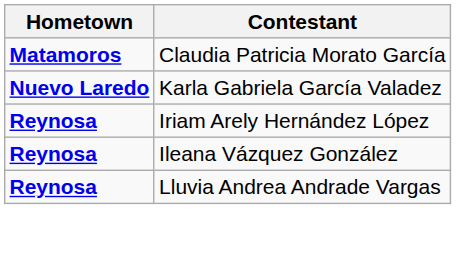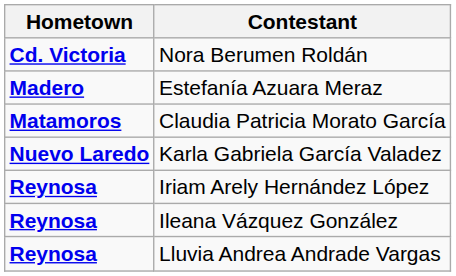+ row: (263, 55)
+ row: (271, 88)
